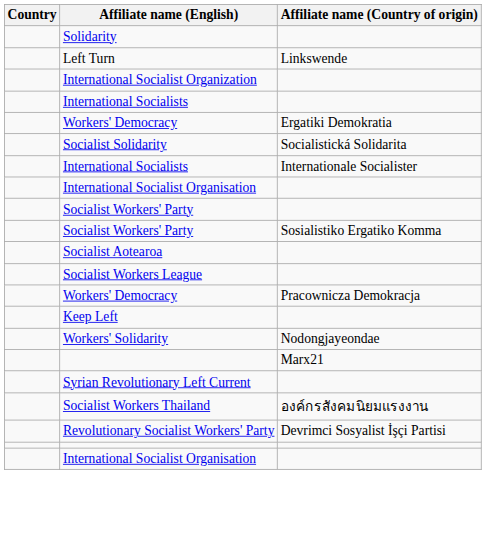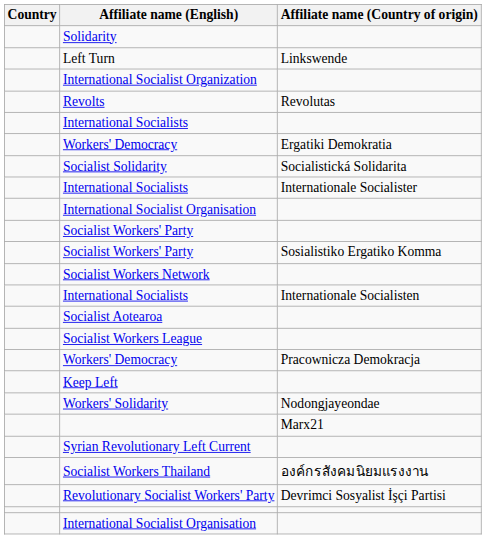+ row: (84, 101)
+ row: (136, 274)
+ row: (125, 295)
